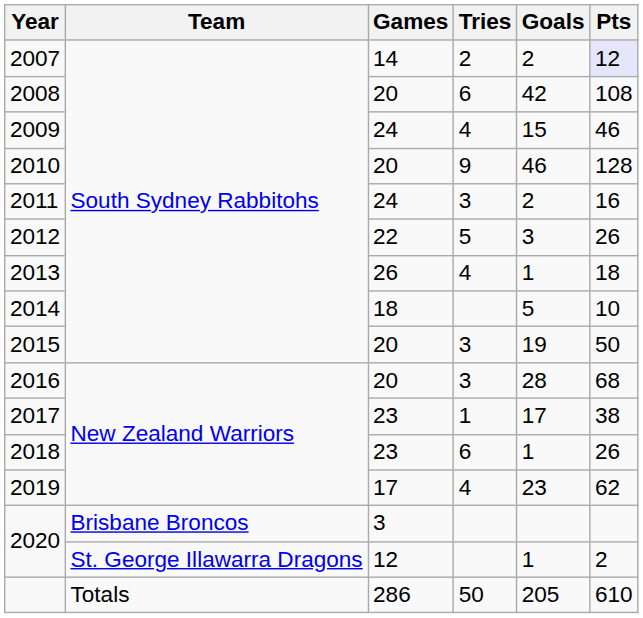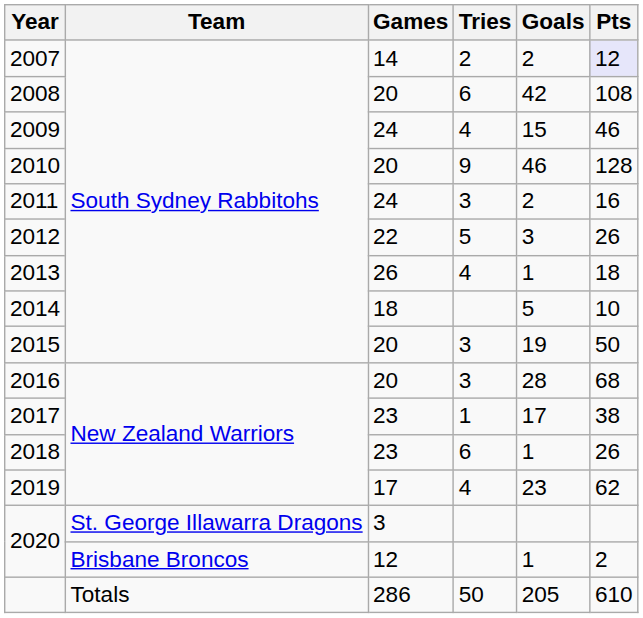(160, 523) Brisbane Broncos -> (217, 523) St. George Illawarra Dragons
(217, 559) St. George Illawarra Dragons -> (160, 559) Brisbane Broncos
